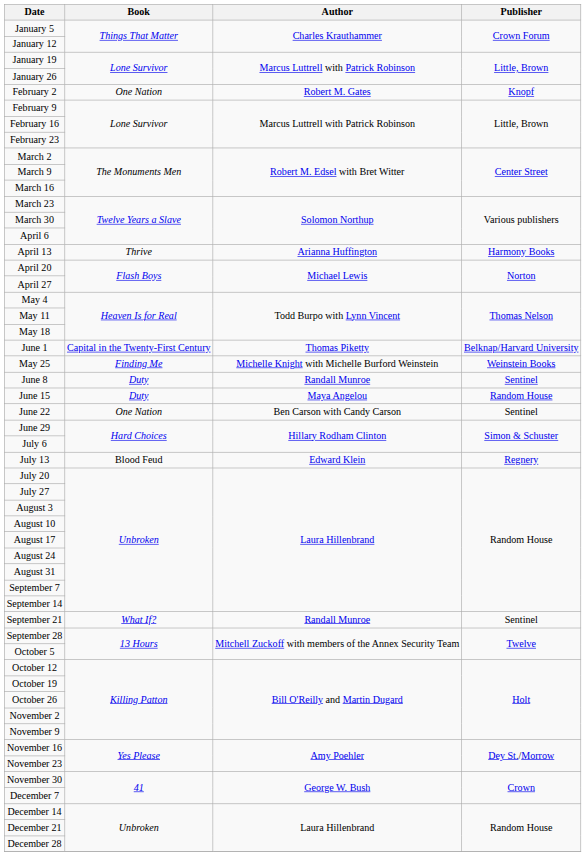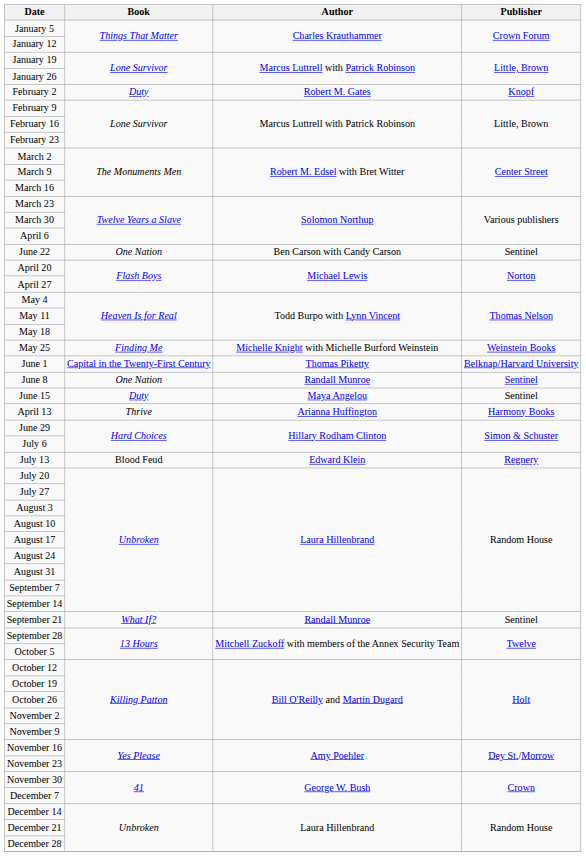(139, 92) One Nation -> (139, 92) Duty
rows swapped: (34, 252) <-> (34, 412)
rows swapped: (34, 364) <-> (34, 348)
(139, 380) Duty -> (139, 380) One Nation
(521, 396) Random House -> (521, 396) Sentinel
